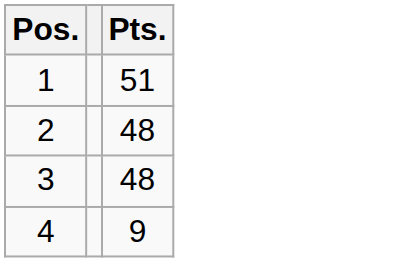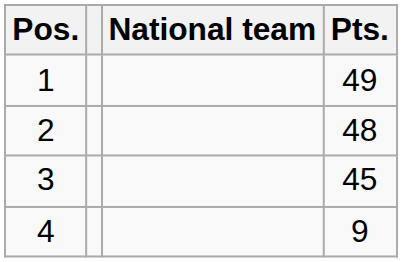+ column: (212, 29)
(137, 79) 51 -> (360, 79) 49
(137, 180) 48 -> (360, 180) 45
